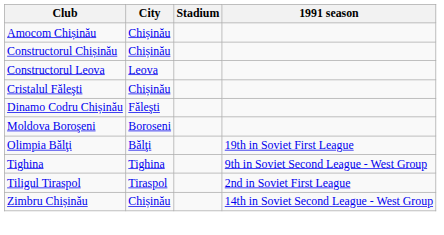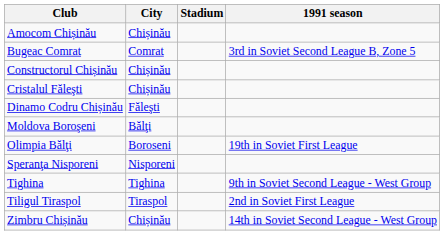+ row: (44, 51)
- row: (56, 70)
(150, 126) Boroseni -> (140, 126) Bălţi
(140, 145) Bălţi -> (150, 145) Boroseni
+ row: (53, 164)
